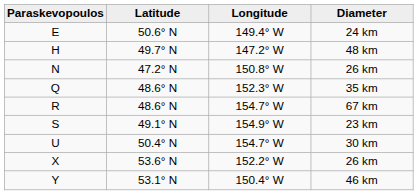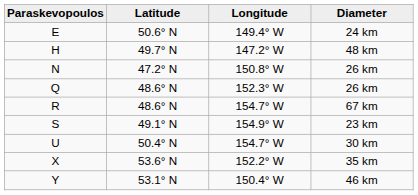(362, 87) 35 km -> (362, 87) 26 km
(362, 161) 26 km -> (362, 161) 35 km
